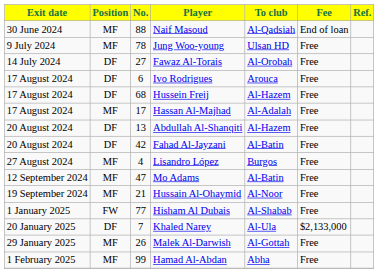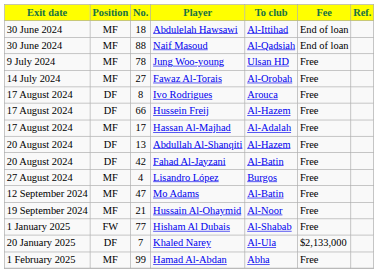+ row: (195, 29)
(110, 62) DF -> (110, 78) MF
(141, 78) 6 -> (141, 95) 8
(141, 95) 68 -> (141, 111) 66
- row: (192, 243)
